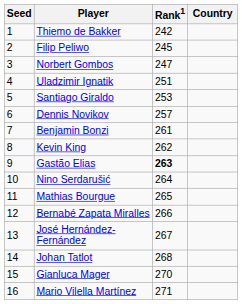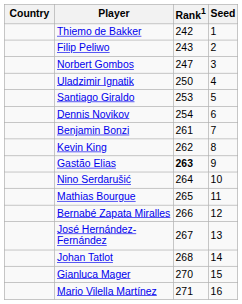columns swapped: (213, 14) <-> (19, 14)
(164, 48) 245 -> (184, 48) 243
(164, 81) 251 -> (184, 81) 250
(164, 114) 257 -> (184, 114) 254
